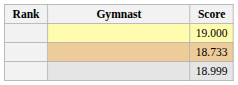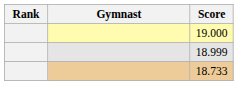rows swapped: (212, 71) <-> (212, 52)
